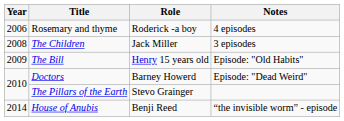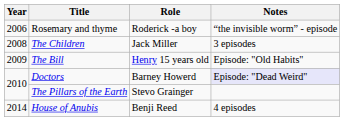(235, 28) 4 episodes -> (275, 28) “the invisible worm” - episode
(260, 76) no background -> (260, 76) lavender background
(275, 108) “the invisible worm” - episode -> (235, 108) 4 episodes
